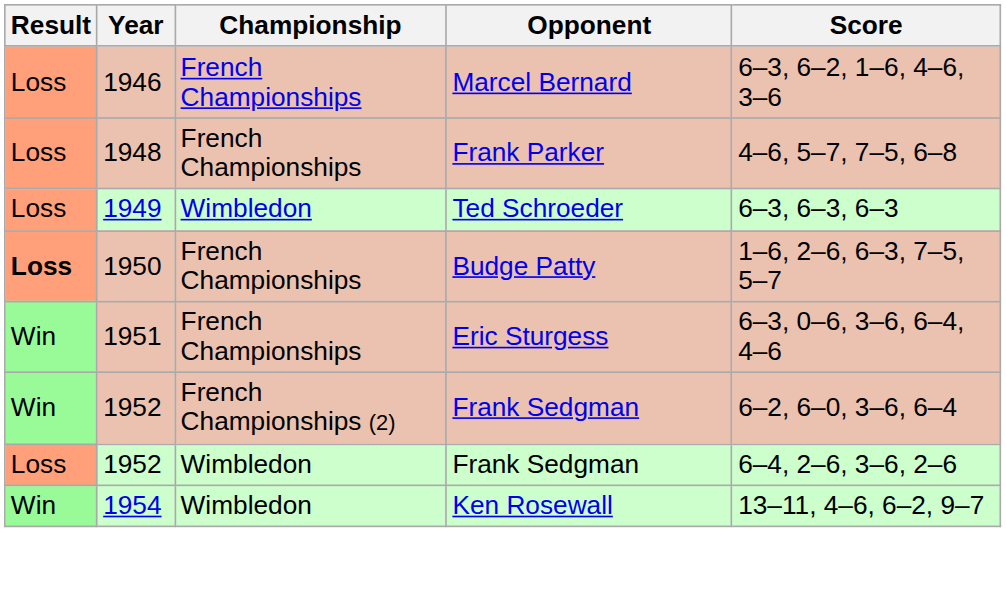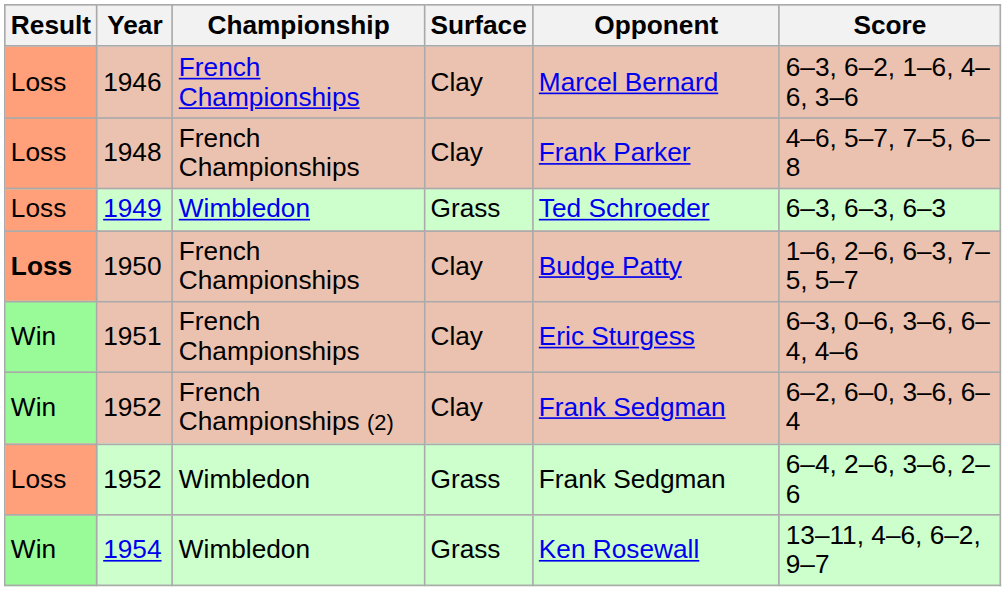+ column: (479, 25)
